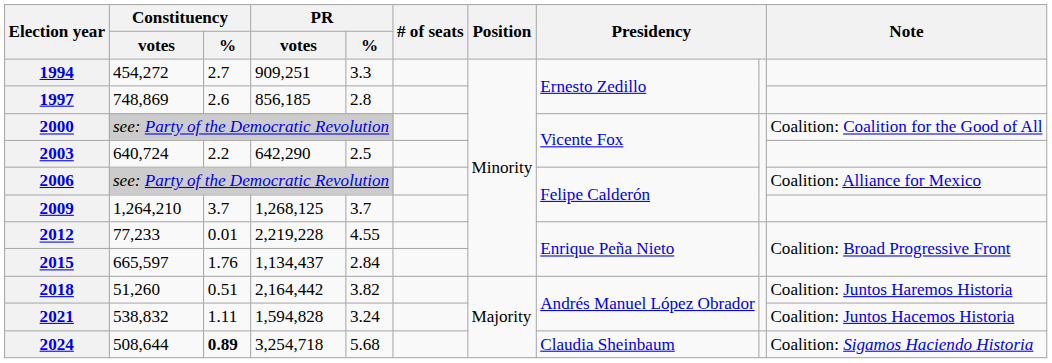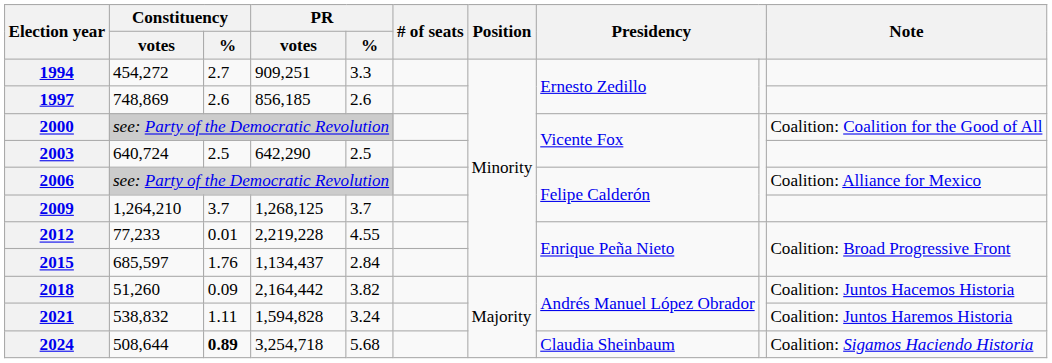(361, 99) 2.8 -> (361, 99) 2.6
(219, 153) 2.2 -> (219, 153) 2.5
(141, 262) 665,597 -> (141, 262) 685,597
(223, 289) 0.51 -> (223, 289) 0.09
(891, 289) Coalition: Juntos Haremos Historia -> (892, 289) Coalition: Juntos Hacemos Historia
(892, 316) Coalition: Juntos Hacemos Historia -> (891, 316) Coalition: Juntos Haremos Historia
